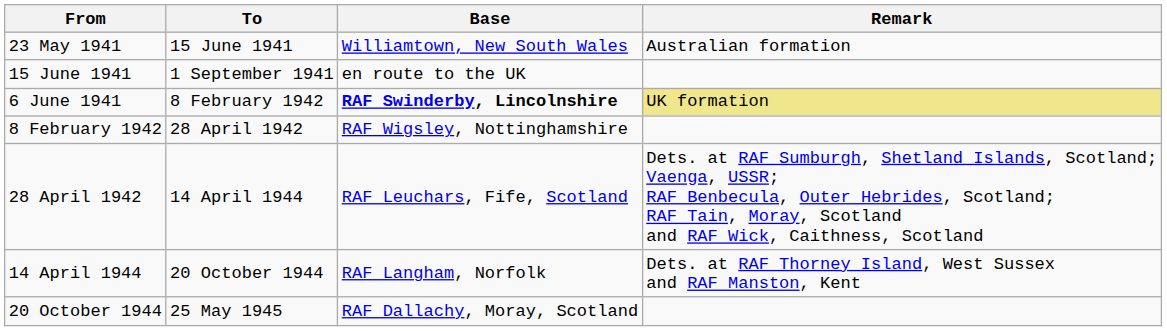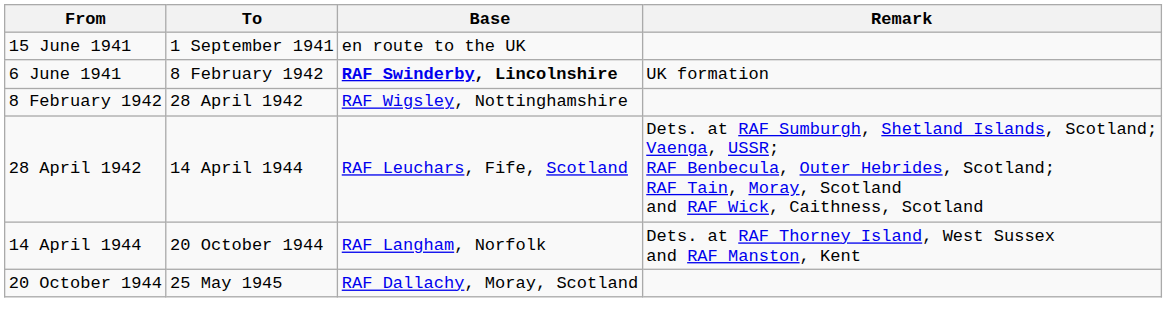- row: (65, 46)
(708, 102) khaki background -> (708, 74) no background
